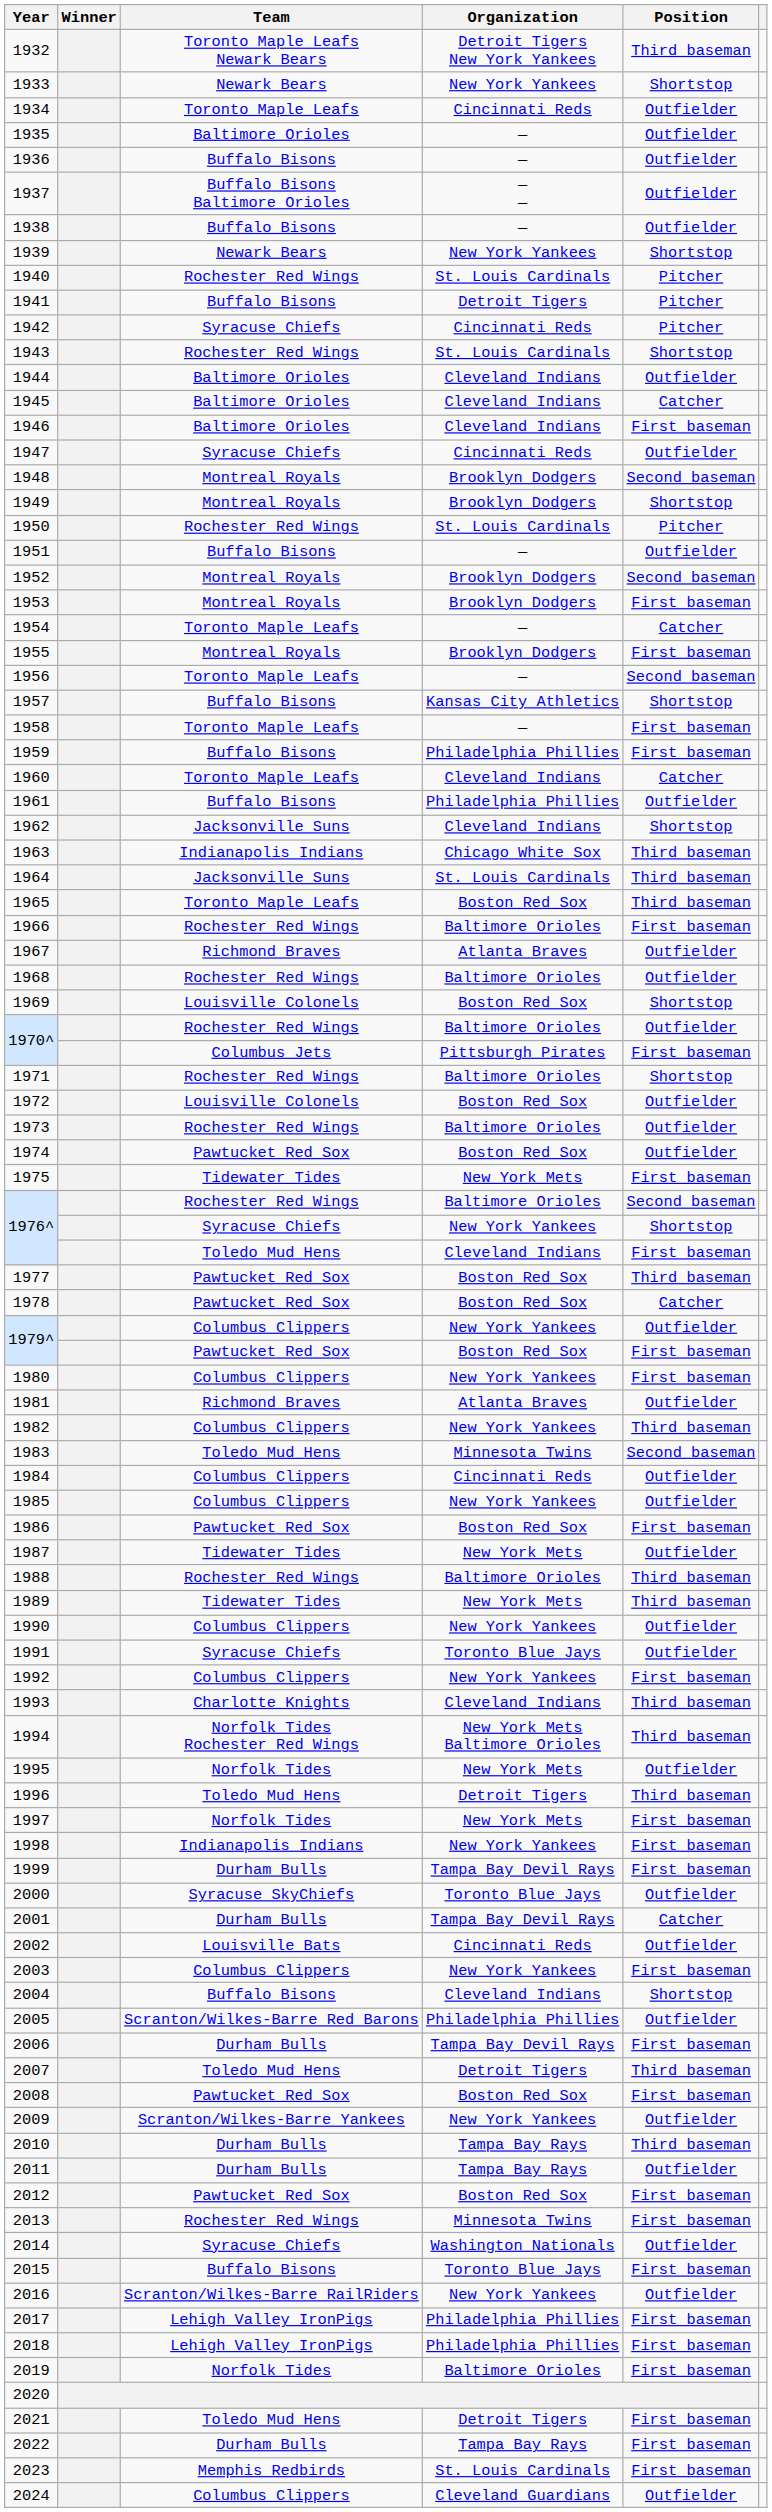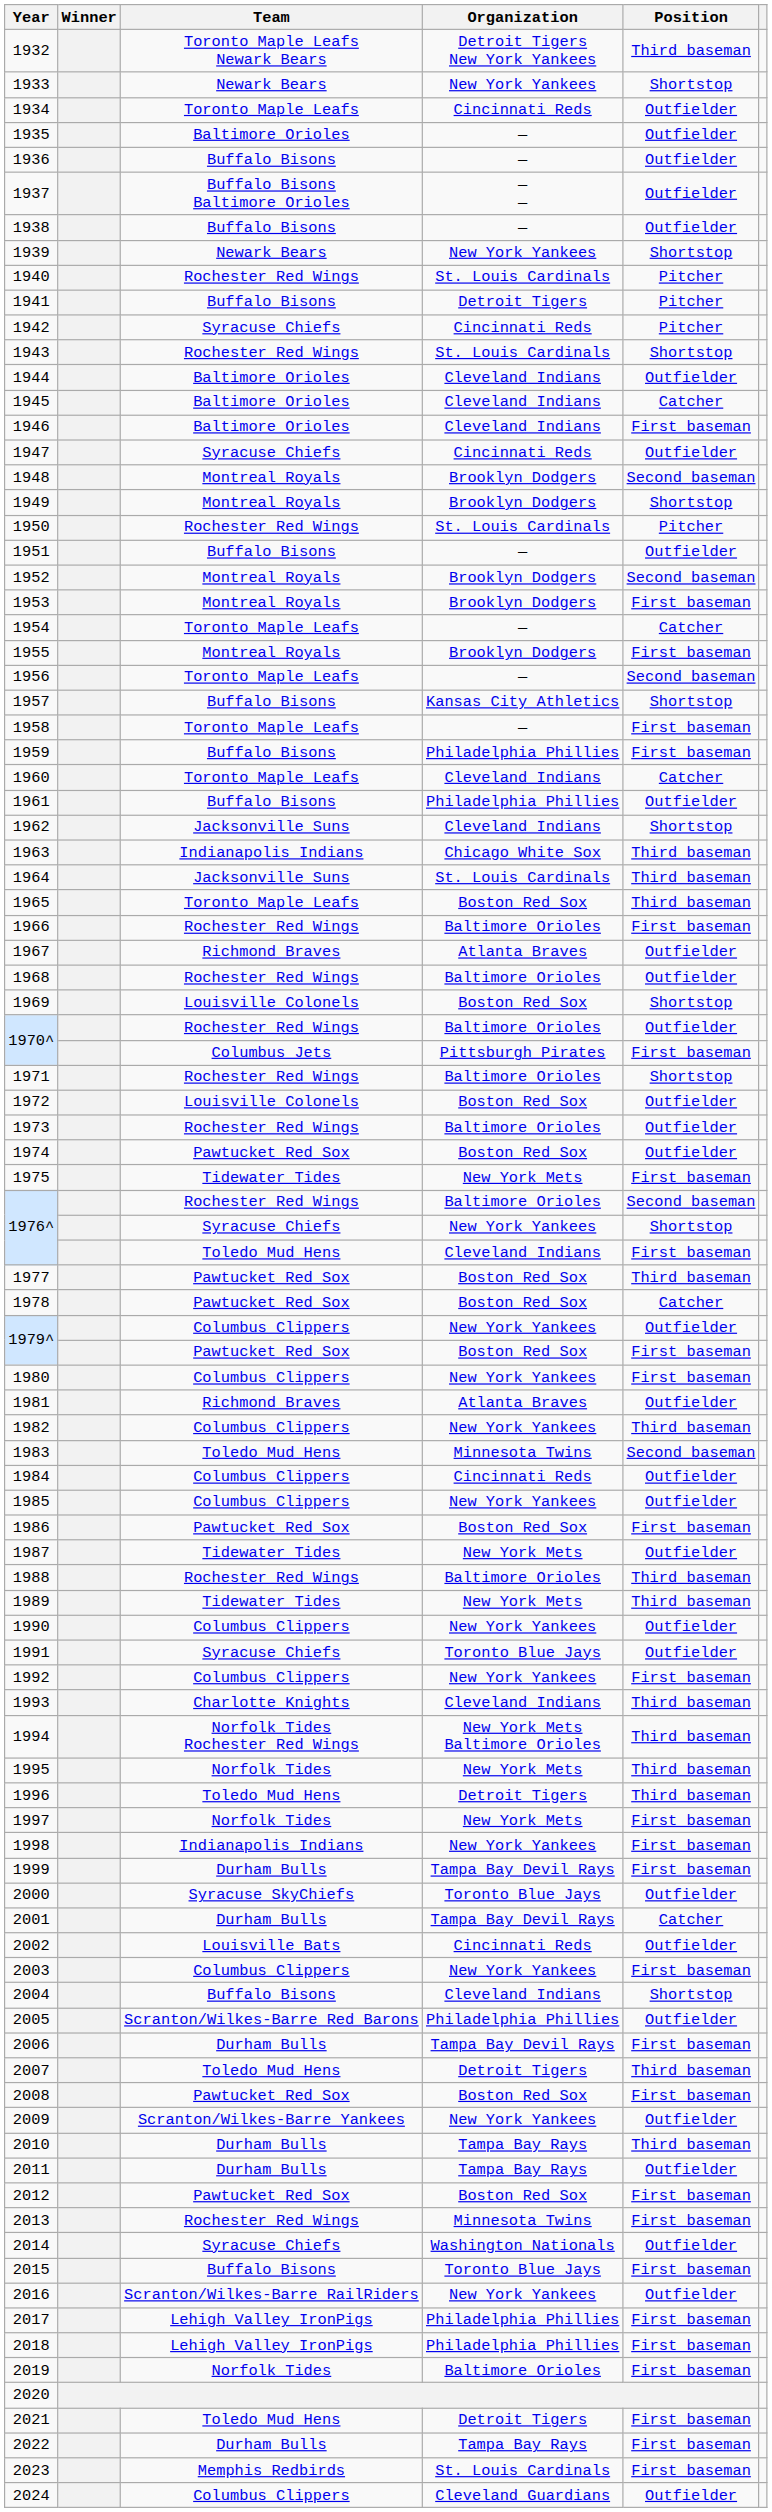(691, 1770) Outfielder -> (691, 1770) Third baseman
